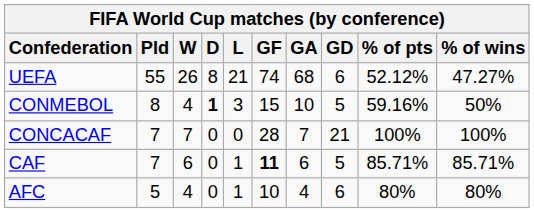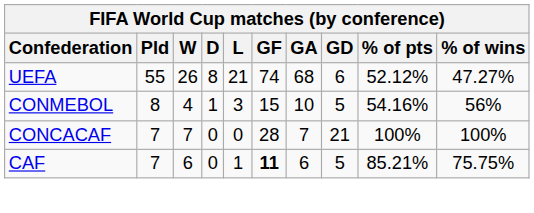(213, 105) bold -> (213, 105) normal
(397, 105) 59.16% -> (397, 105) 54.16%
(483, 105) 50% -> (483, 105) 56%
(397, 163) 85.71% -> (397, 163) 85.21%
(483, 163) 85.71% -> (483, 163) 75.75%
- row: (27, 192)
